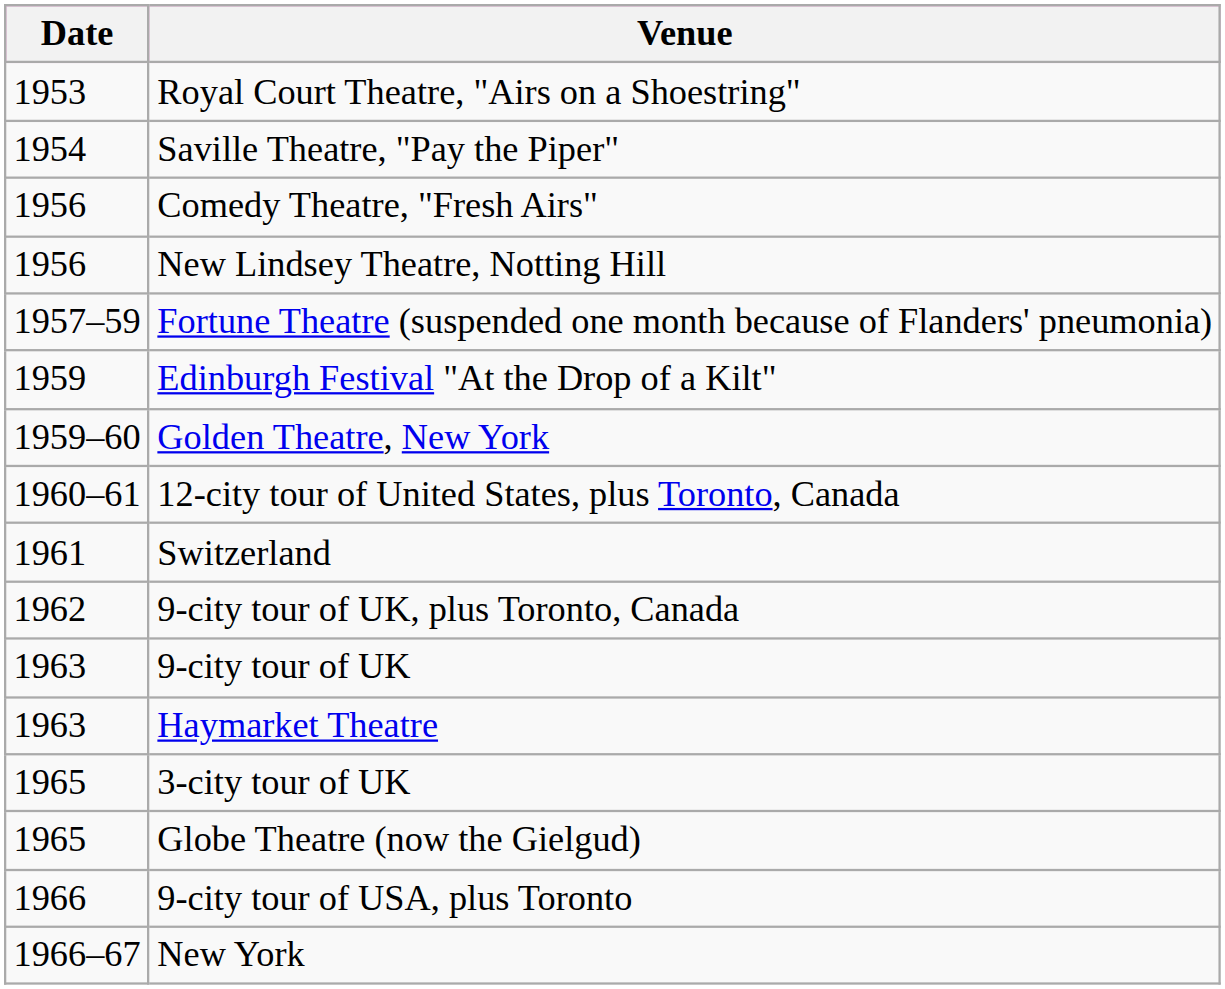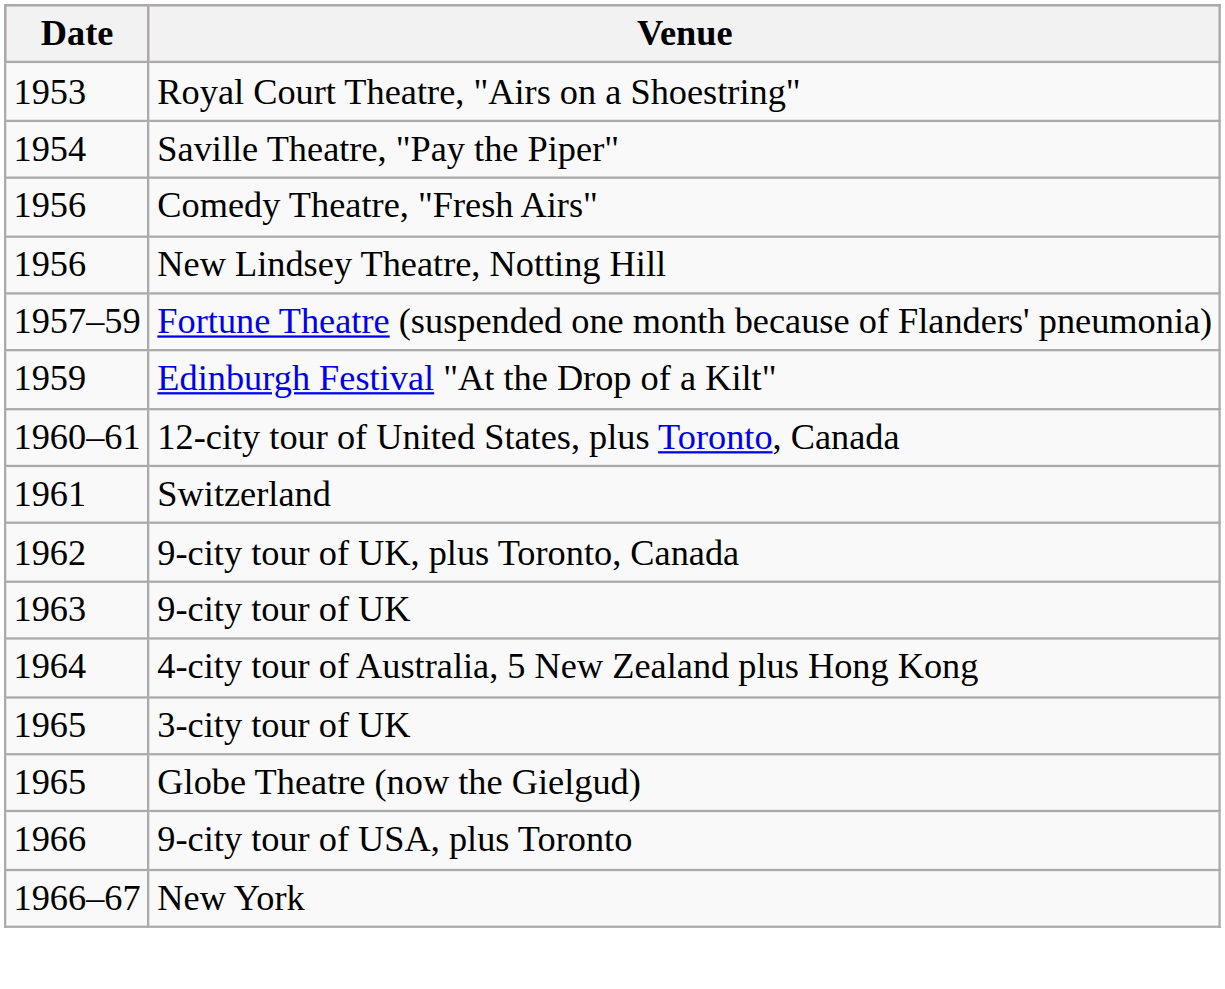- row: (353, 436)
- row: (298, 724)
+ row: (568, 666)
